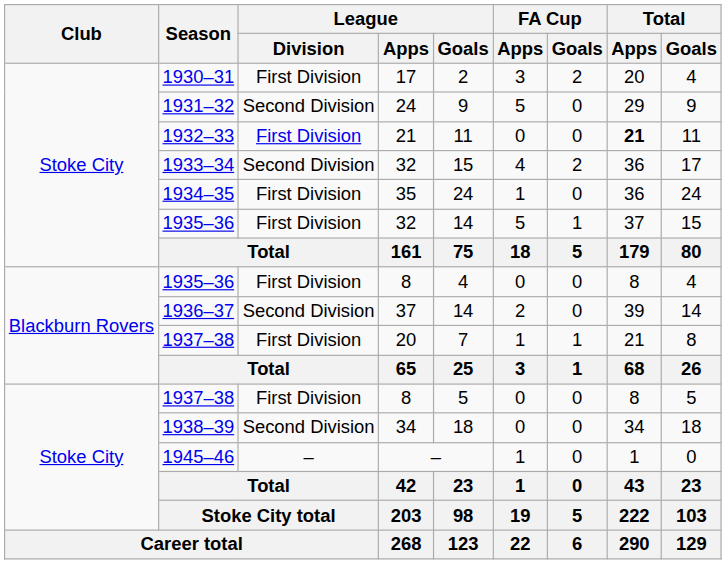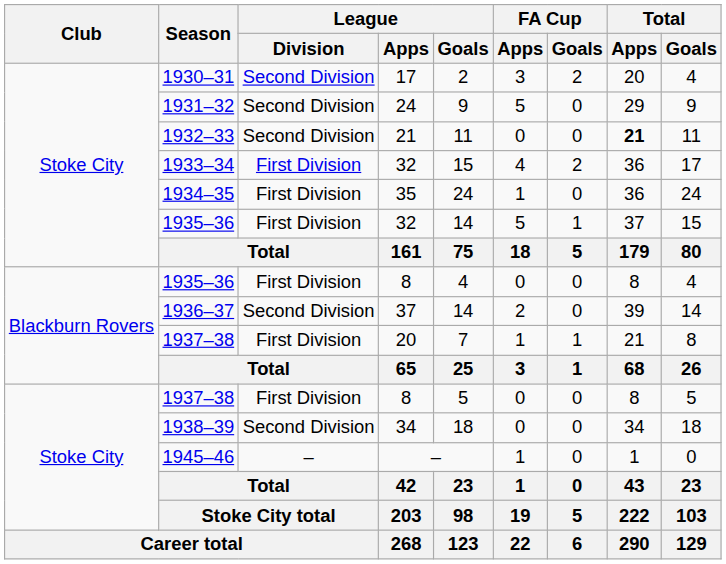(309, 77) First Division -> (309, 77) Second Division
(309, 135) First Division -> (309, 135) Second Division
(309, 164) Second Division -> (309, 164) First Division
